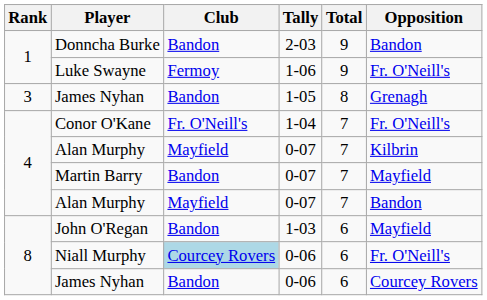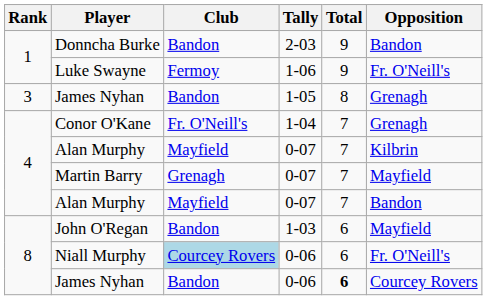(410, 123) Fr. O'Neill's -> (399, 123) Grenagh
(193, 176) Bandon -> (196, 176) Grenagh
(344, 281) normal -> (344, 281) bold
